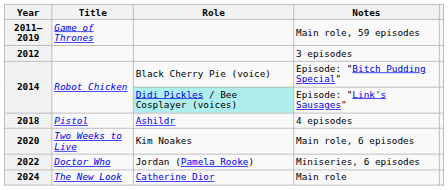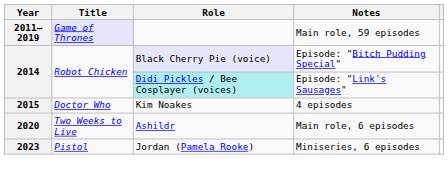(74, 33) no background -> (74, 33) lavender background
- row: (324, 53)
(203, 74) no background -> (203, 59) lavender background
(28, 121) 2018 -> (28, 105) 2015
(71, 121) Pistol -> (82, 105) Doctor Who
(155, 121) Ashildr -> (164, 105) Kim Noakes
(164, 141) Kim Noakes -> (155, 126) Ashildr
(28, 162) 2022 -> (28, 147) 2023
(82, 162) Doctor Who -> (71, 147) Pistol
- row: (321, 177)
